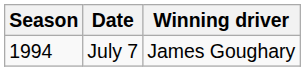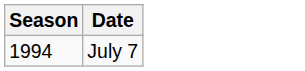- column: (221, 20)
